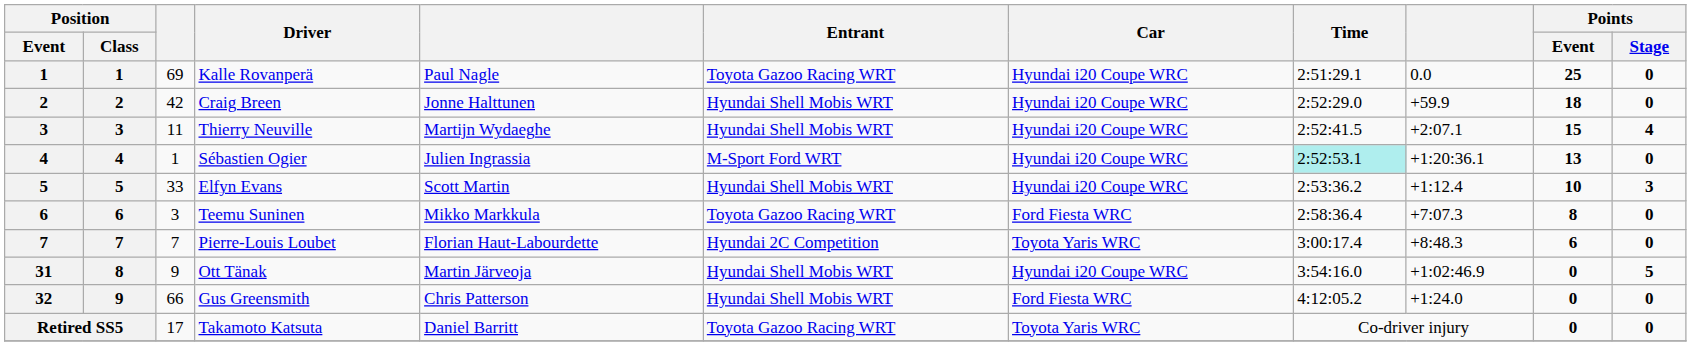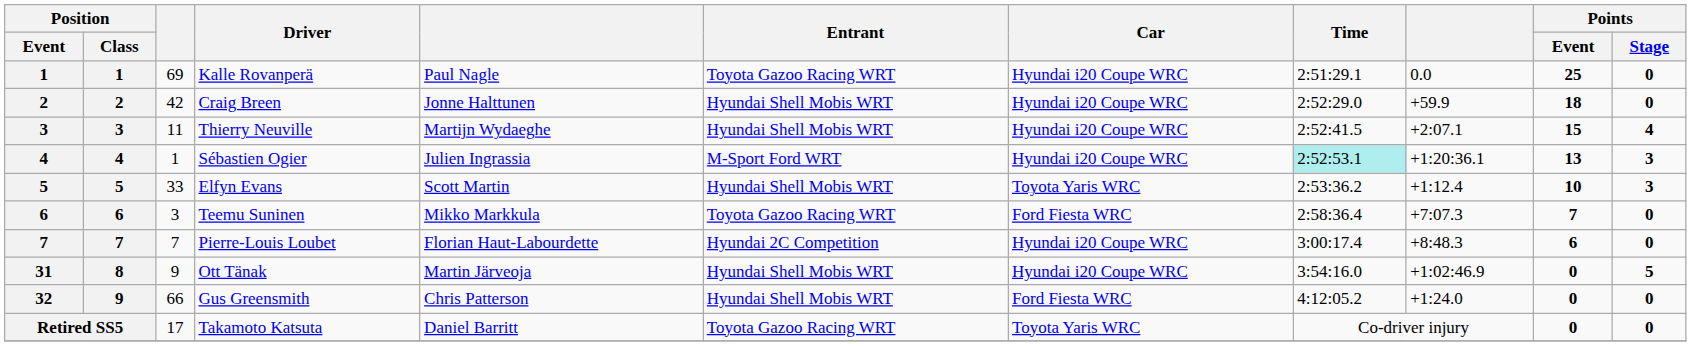(1649, 158) 0 -> (1649, 158) 3
(1100, 186) Hyundai i20 Coupe WRC -> (1076, 186) Toyota Yaris WRC
(1573, 214) 8 -> (1573, 214) 7
(1076, 242) Toyota Yaris WRC -> (1100, 242) Hyundai i20 Coupe WRC
